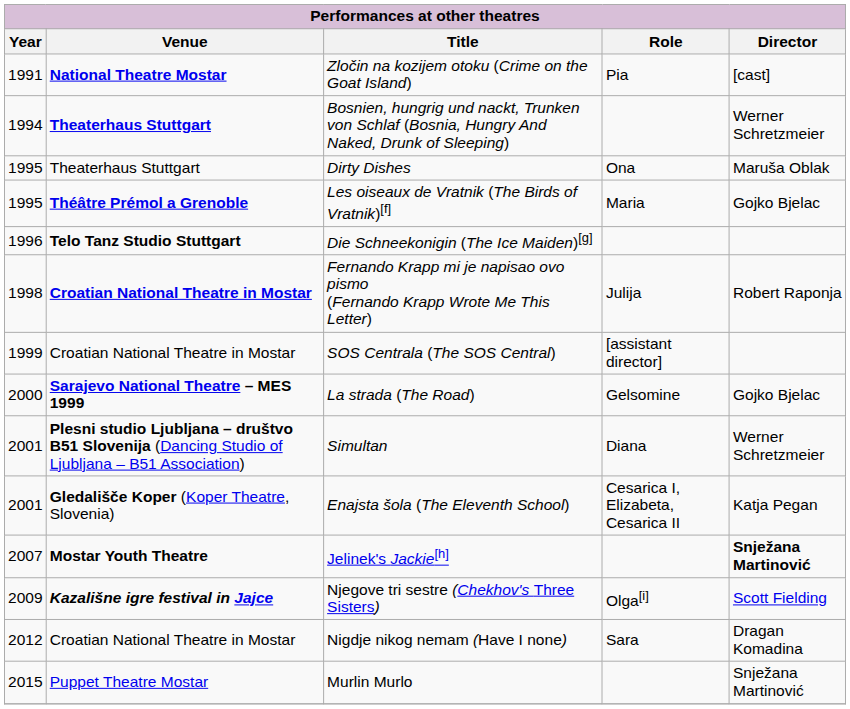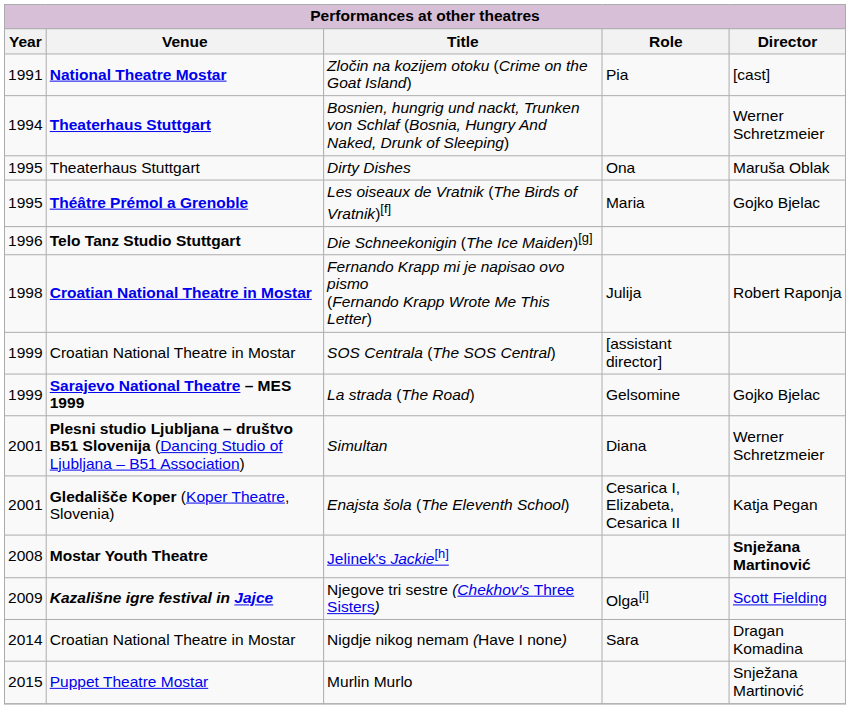(25, 395) 2000 -> (25, 395) 1999
(25, 556) 2007 -> (25, 556) 2008
(25, 640) 2012 -> (25, 640) 2014
